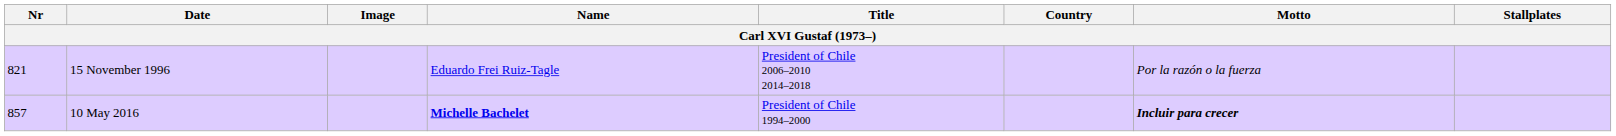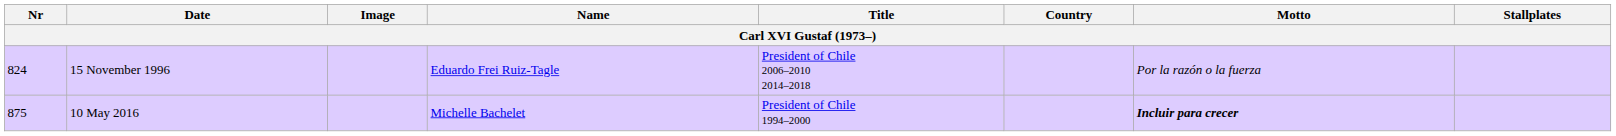(17, 70) 821 -> (17, 70) 824
(17, 112) 857 -> (17, 112) 875
(480, 112) bold -> (478, 112) normal
